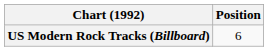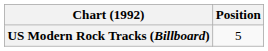(238, 35) 6 -> (238, 35) 5
